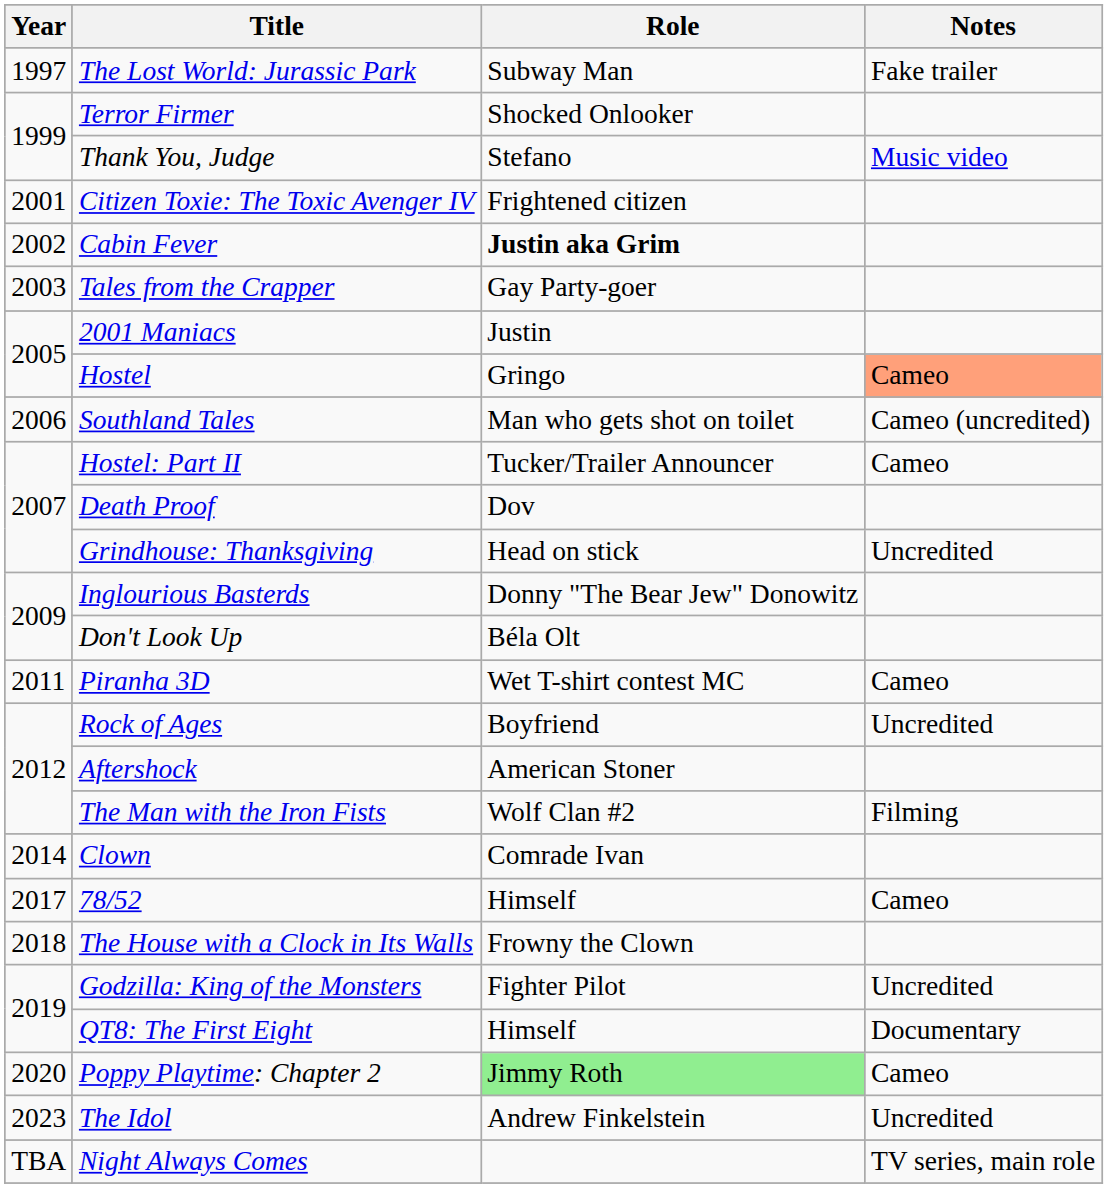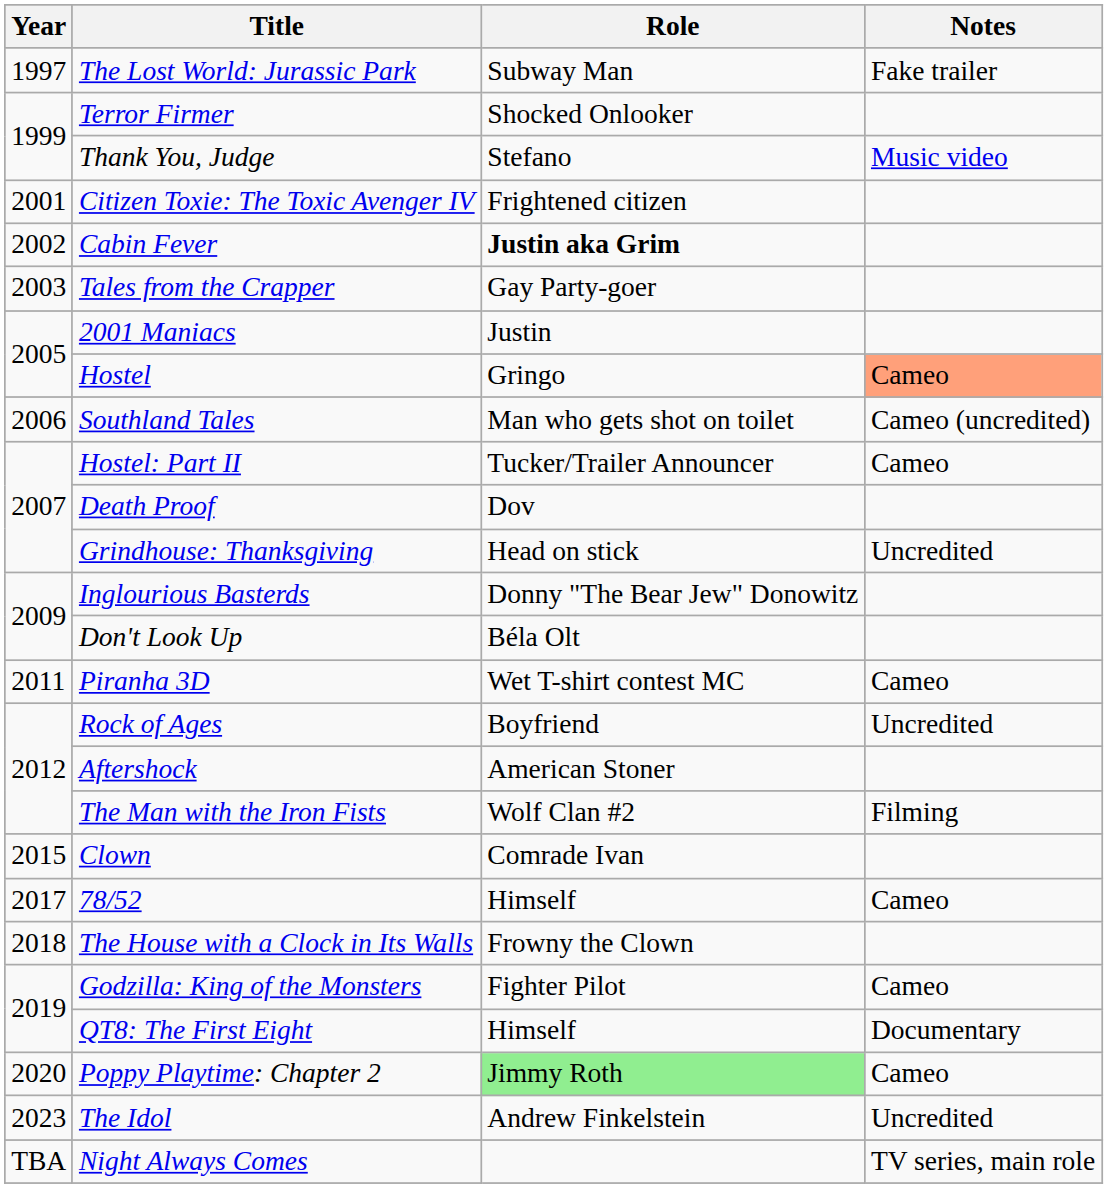(39, 855) 2014 -> (39, 855) 2015
(932, 986) Uncredited -> (910, 986) Cameo
